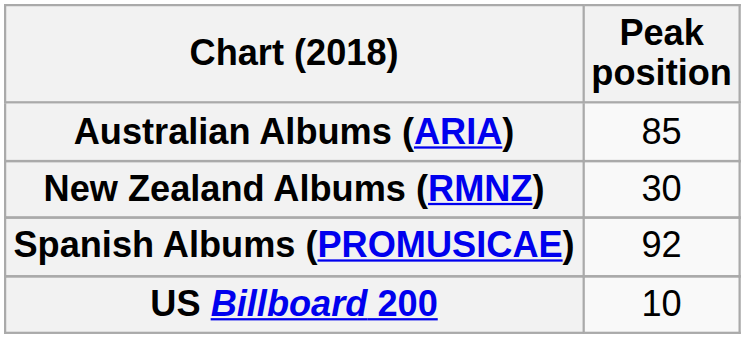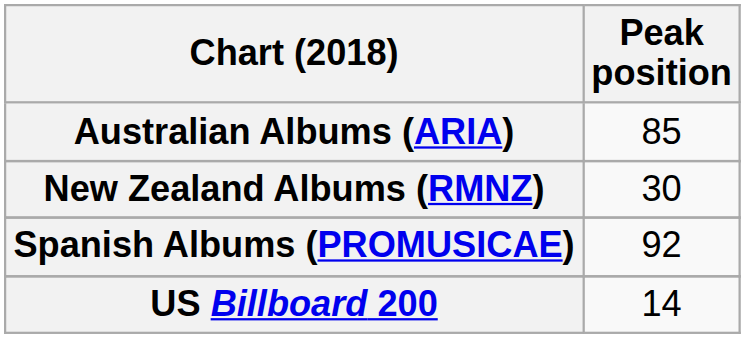(662, 303) 10 -> (662, 303) 14
